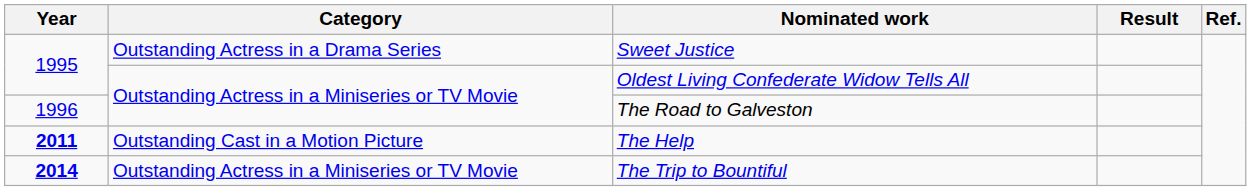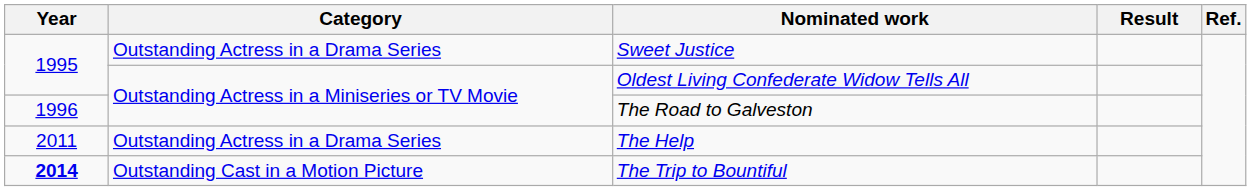(57, 140) bold -> (57, 140) normal
(268, 140) Outstanding Cast in a Motion Picture -> (277, 140) Outstanding Actress in a Drama Series
(315, 170) Outstanding Actress in a Miniseries or TV Movie -> (268, 170) Outstanding Cast in a Motion Picture
